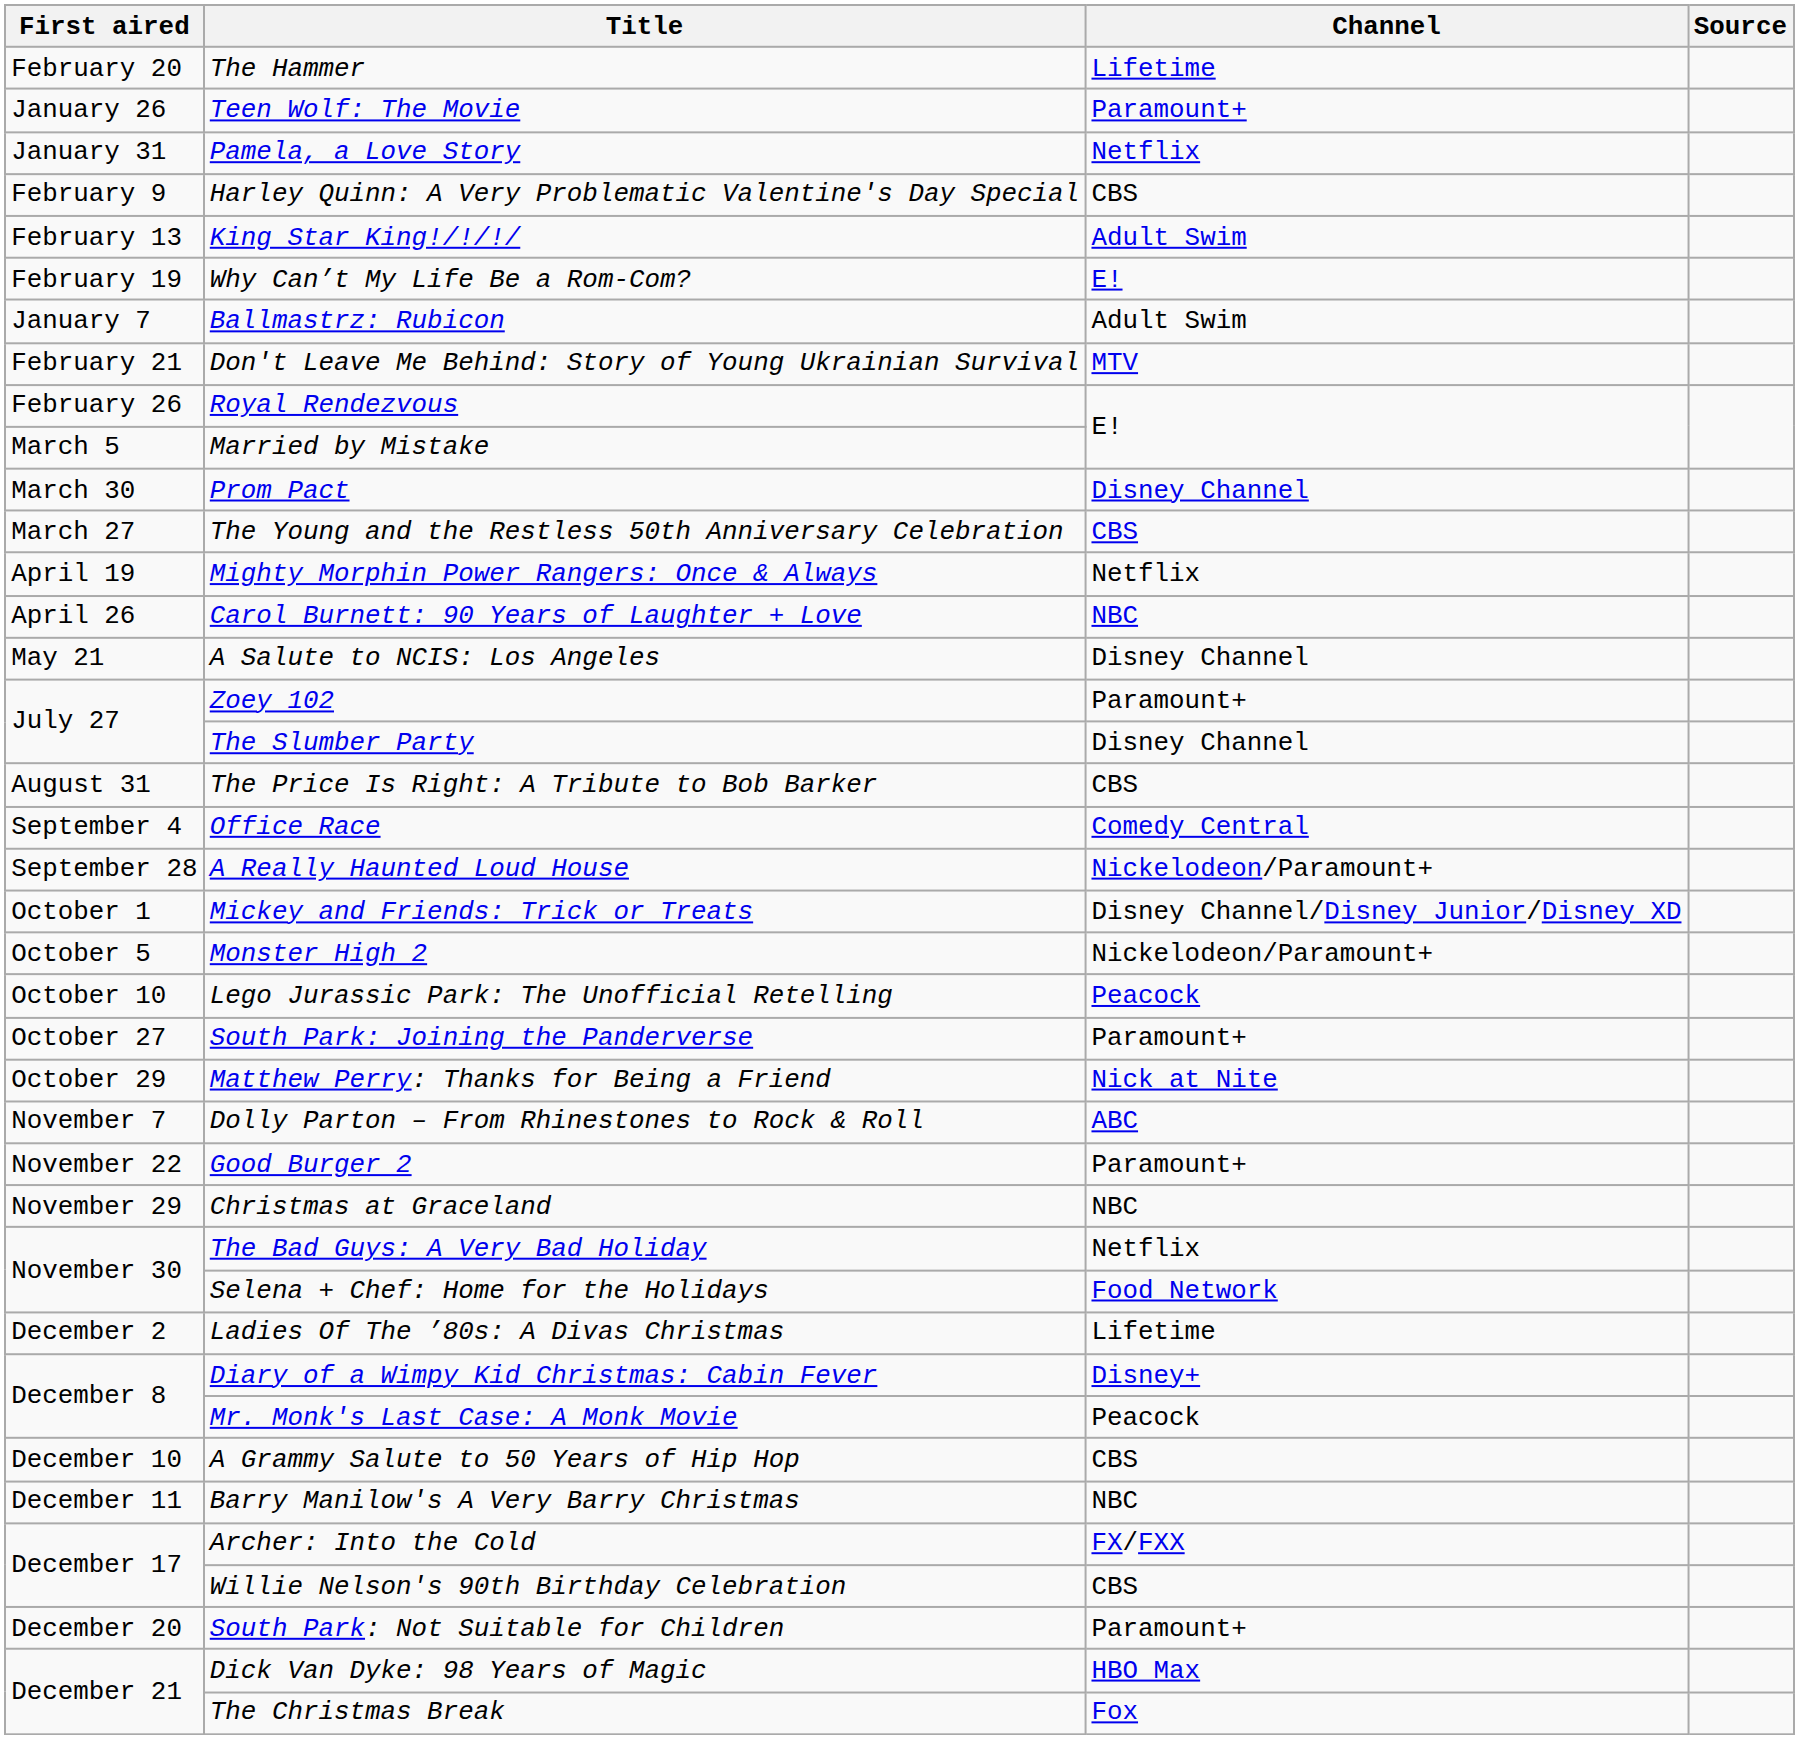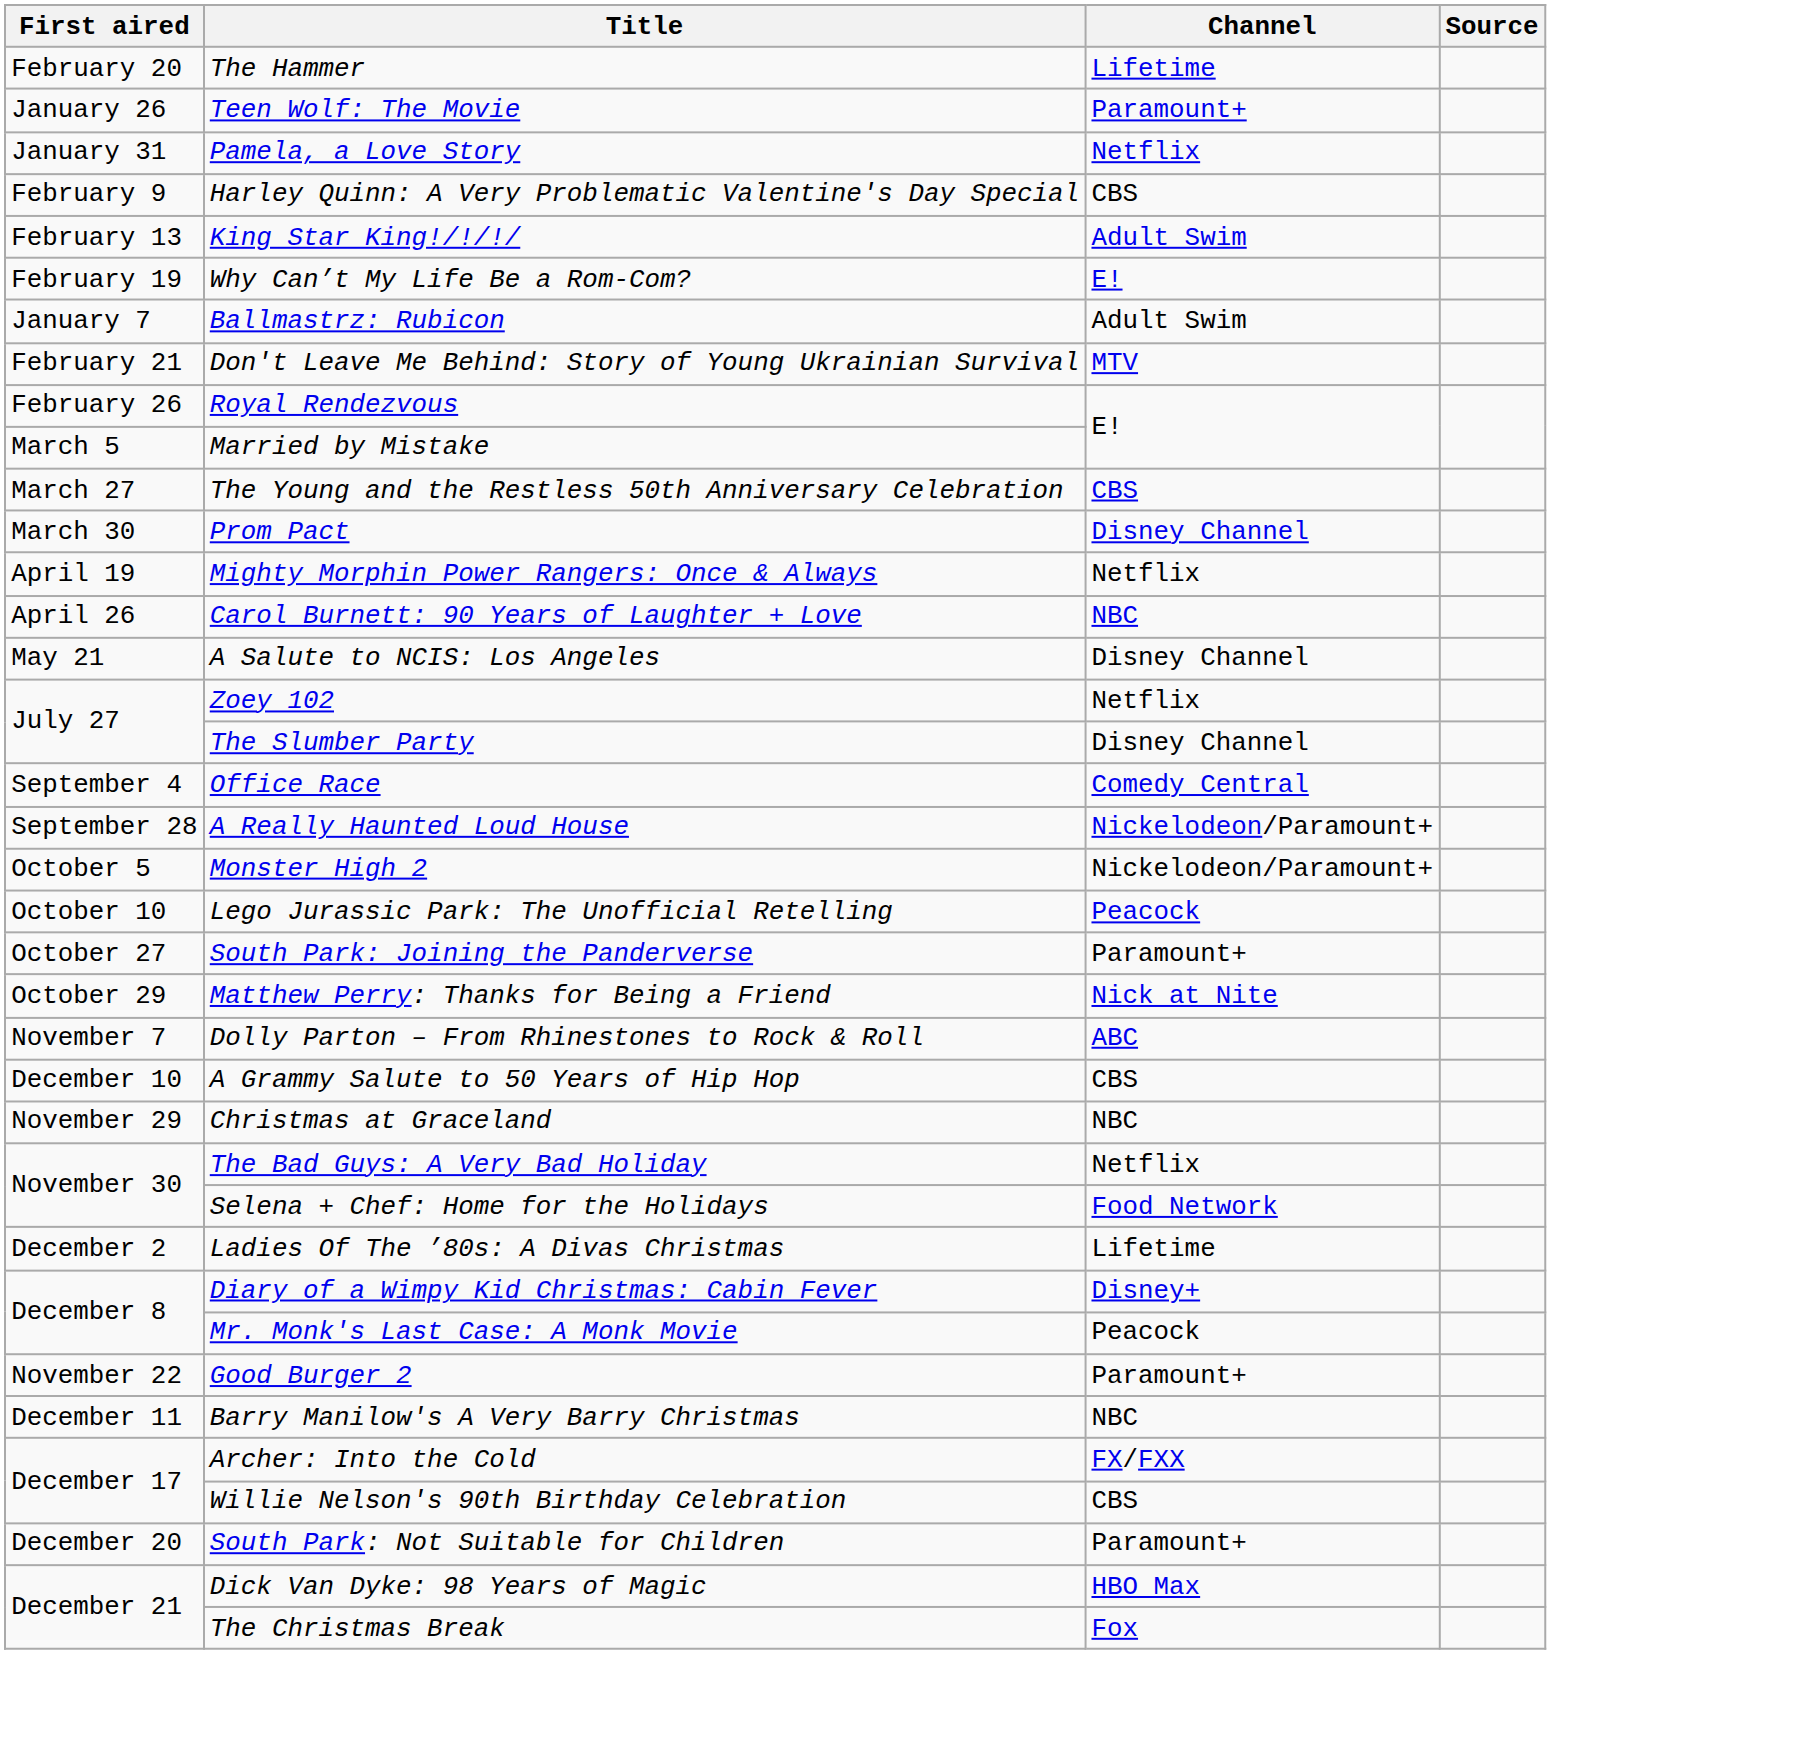rows swapped: (637, 532) <-> (280, 490)
(1169, 701) Paramount+ -> (1146, 701) Netflix
- row: (544, 785)
- row: (481, 912)
rows swapped: (311, 1164) <-> (505, 1460)
